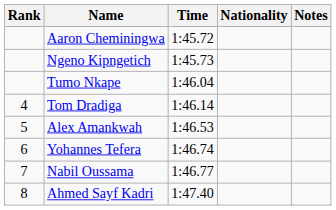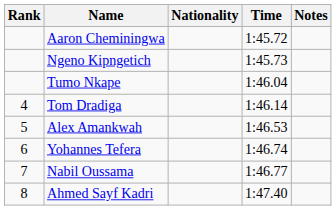columns swapped: (254, 15) <-> (193, 15)
